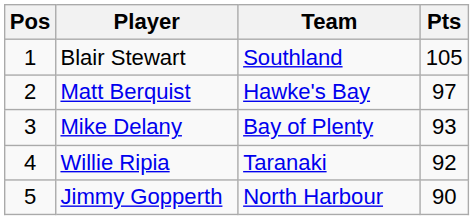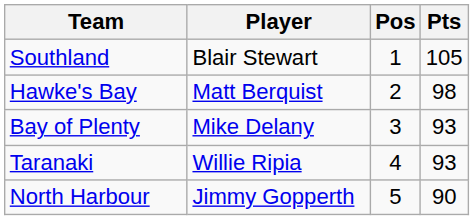columns swapped: (30, 22) <-> (329, 22)
(444, 92) 97 -> (444, 92) 98
(444, 162) 92 -> (444, 162) 93
